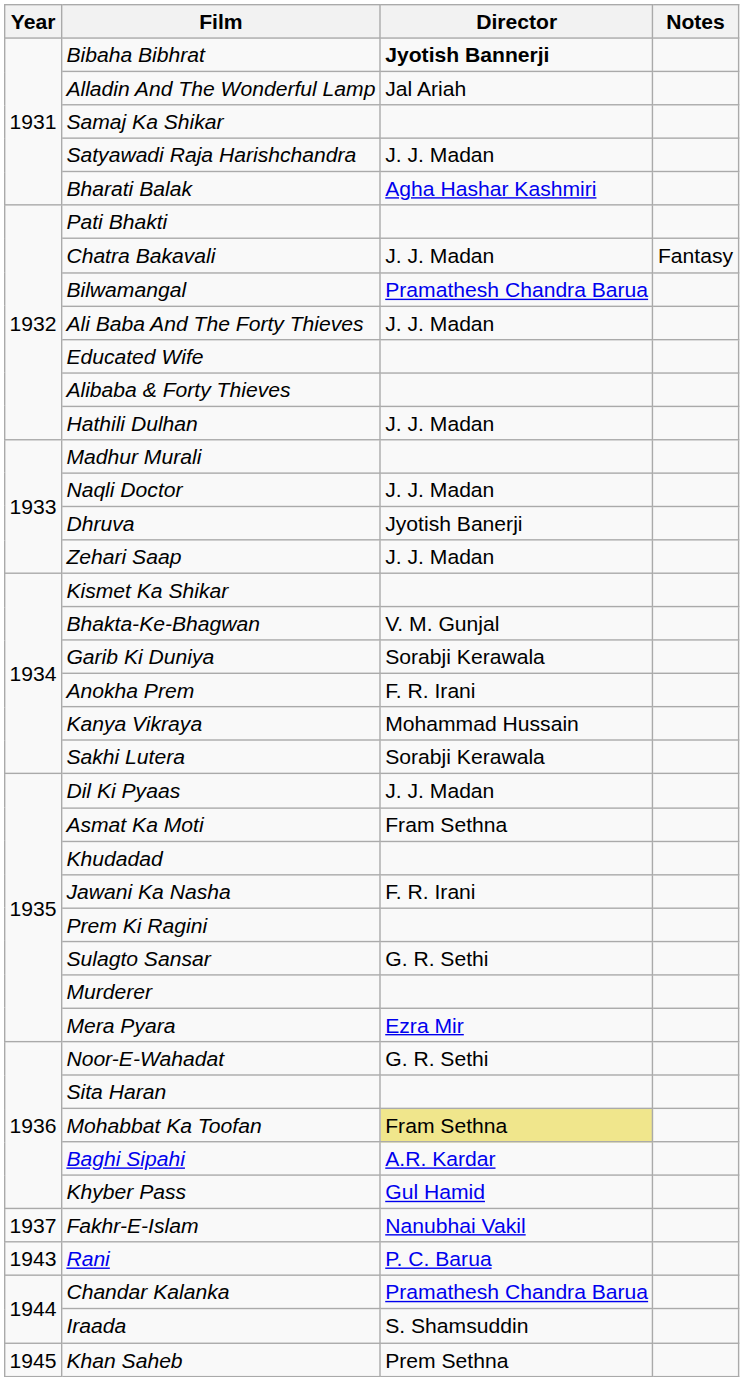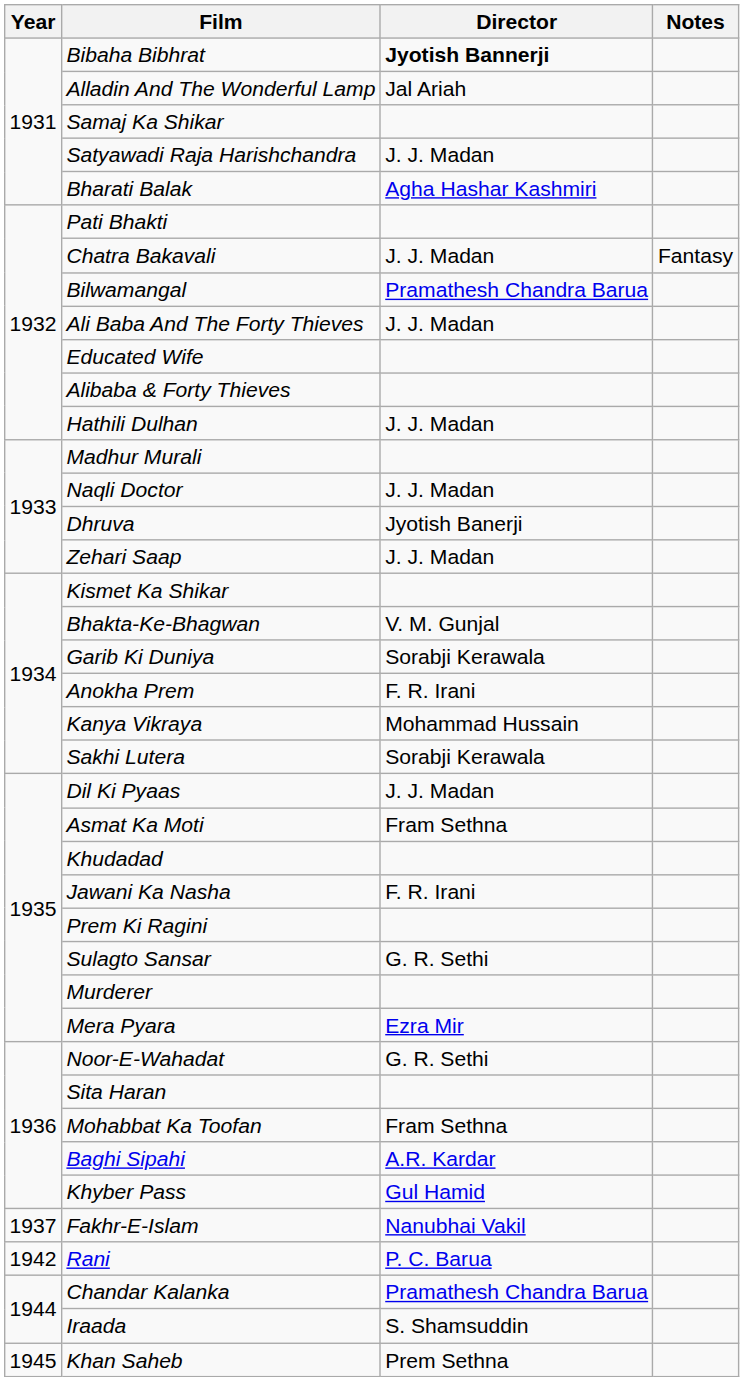(446, 1125) khaki background -> (446, 1125) no background
(33, 1259) 1943 -> (33, 1259) 1942
